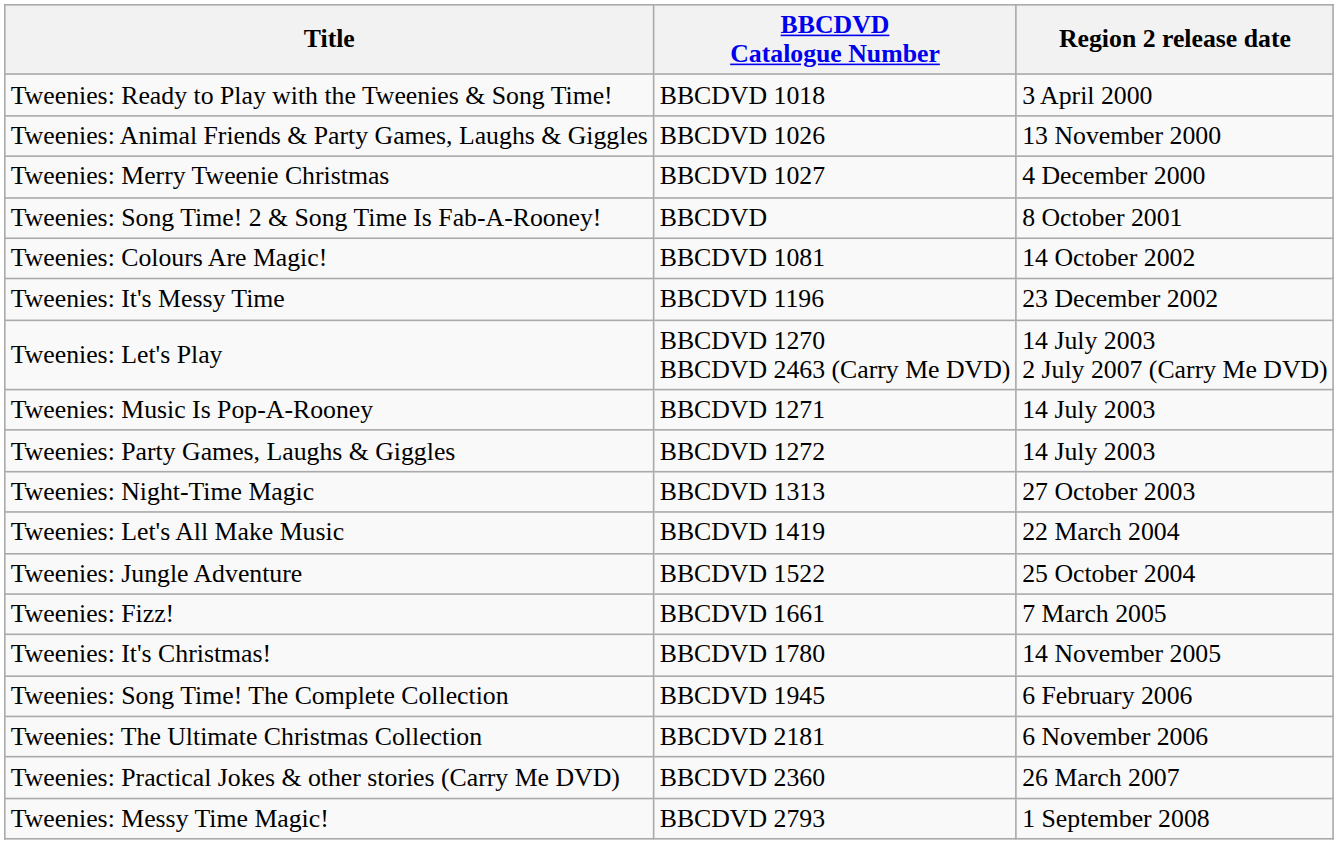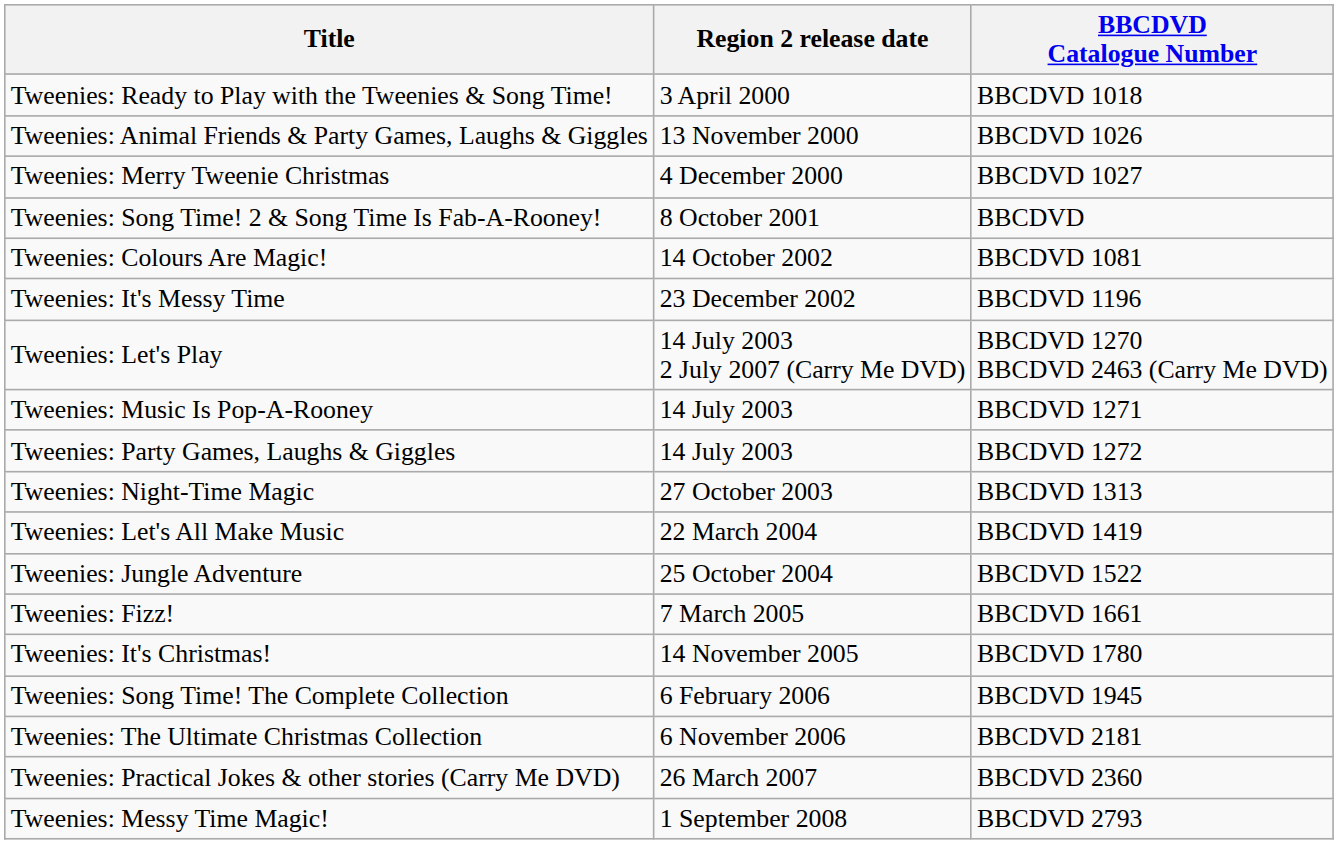columns swapped: (835, 39) <-> (1175, 39)
